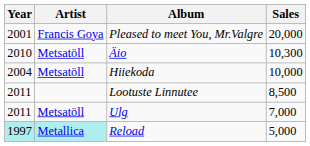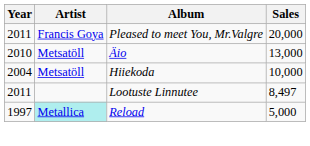(20, 33) 2001 -> (19, 33) 2011
(286, 53) 10,300 -> (286, 53) 13,000
(283, 92) 8,500 -> (283, 92) 8,497
- row: (119, 111)
(20, 131) paleturquoise background -> (20, 111) no background
